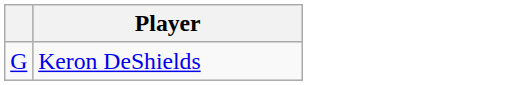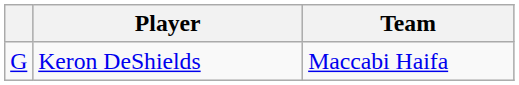+ column: (408, 23)
